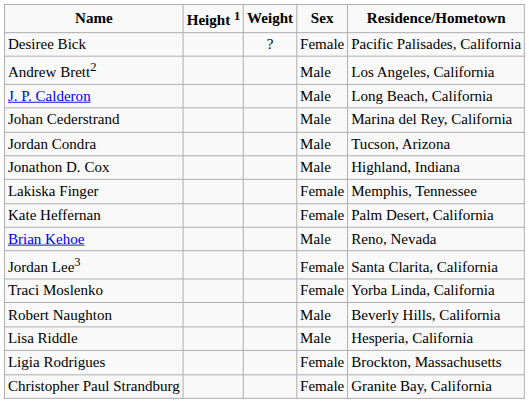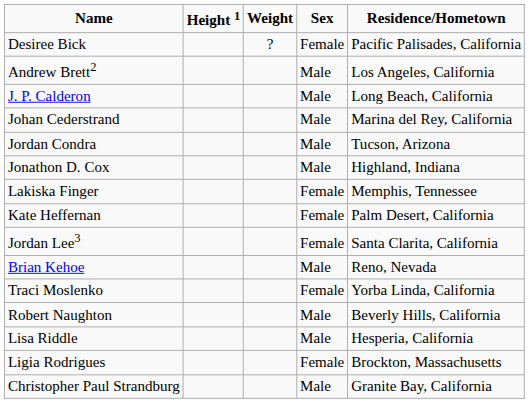rows swapped: (46, 239) <-> (44, 265)
(322, 386) Female -> (315, 386) Male
